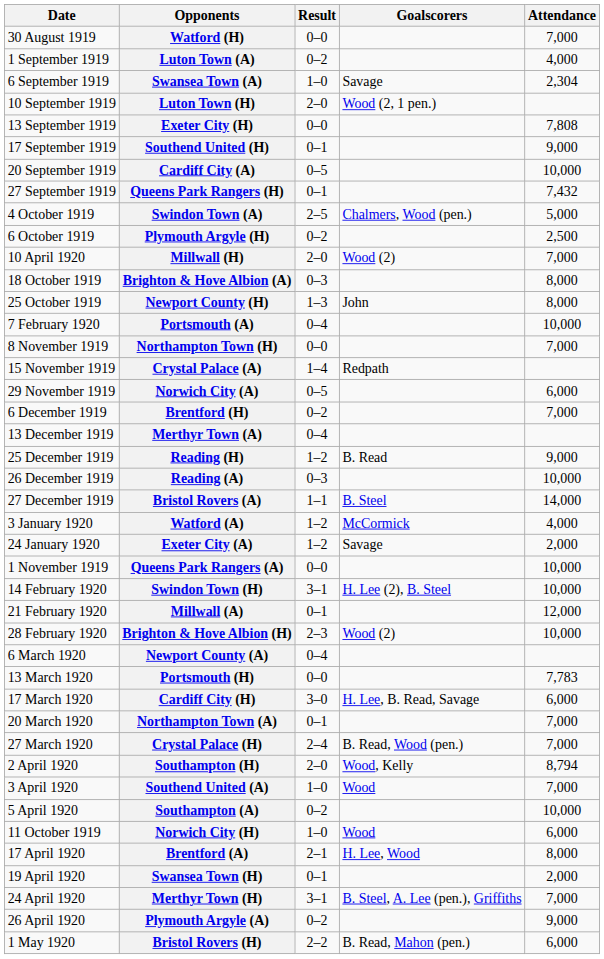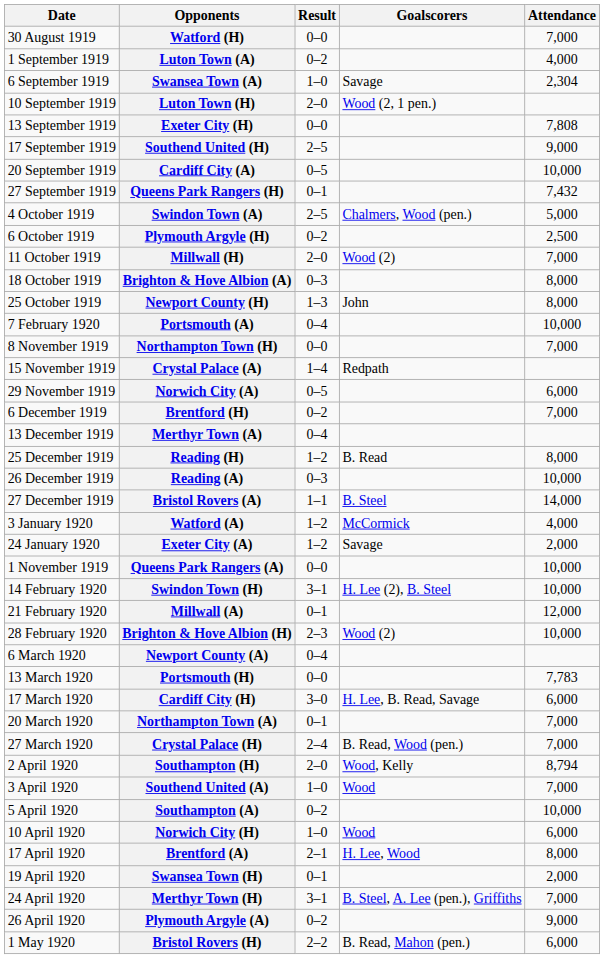(317, 147) 0–1 -> (317, 147) 2–5
(46, 258) 10 April 1920 -> (54, 258) 11 October 1919
(562, 457) 9,000 -> (562, 457) 8,000
(54, 832) 11 October 1919 -> (46, 832) 10 April 1920
